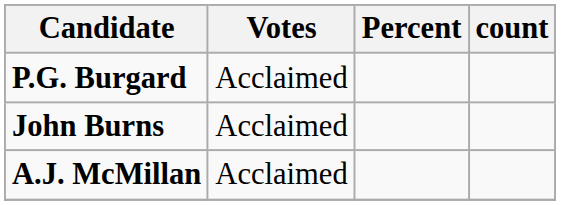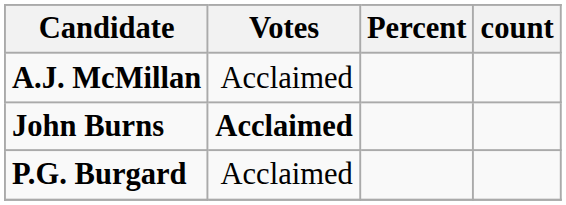rows swapped: (99, 77) <-> (107, 174)
(282, 125) normal -> (284, 125) bold
